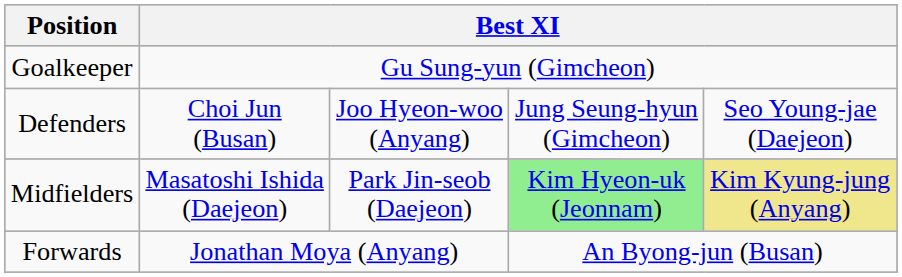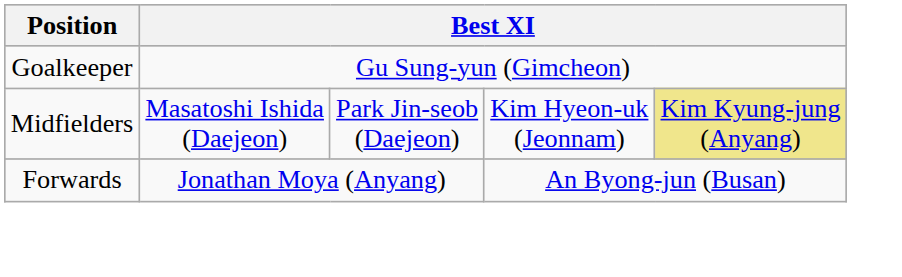- row: (72, 123)
(607, 194) lightgreen background -> (569, 123) no background
